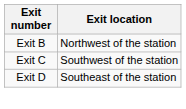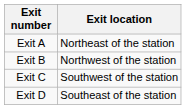+ row: (31, 43)
